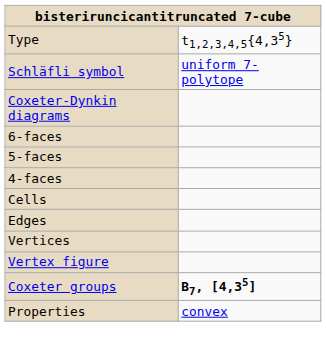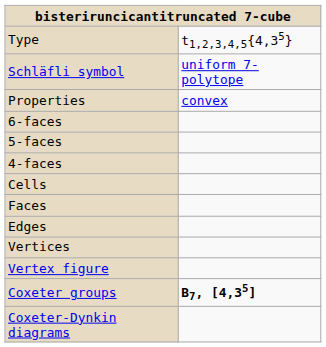rows swapped: (62, 108) <-> (47, 311)
+ row: (27, 205)
